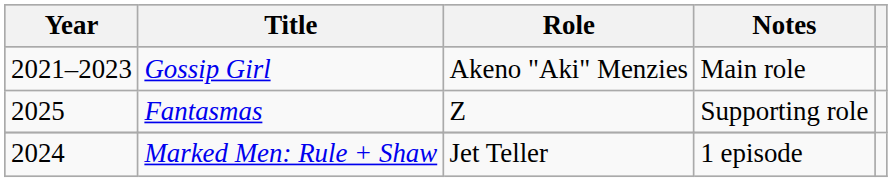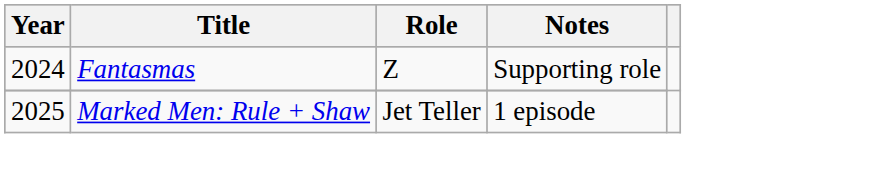- row: (207, 68)
(38, 111) 2025 -> (38, 68) 2024
(38, 153) 2024 -> (38, 111) 2025
